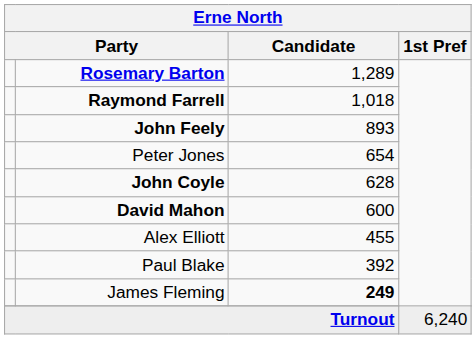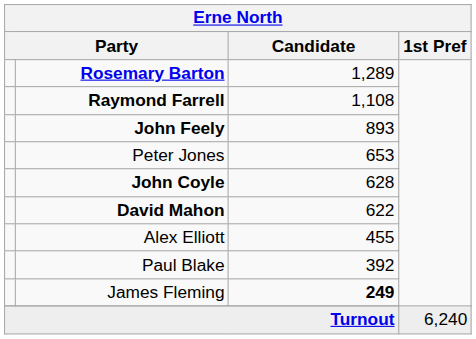(373, 100) 1,018 -> (373, 100) 1,108
(380, 155) 654 -> (380, 155) 653
(380, 210) 600 -> (380, 210) 622
